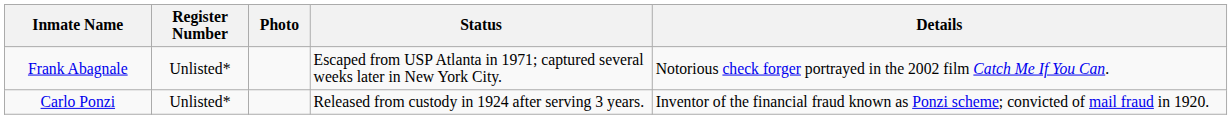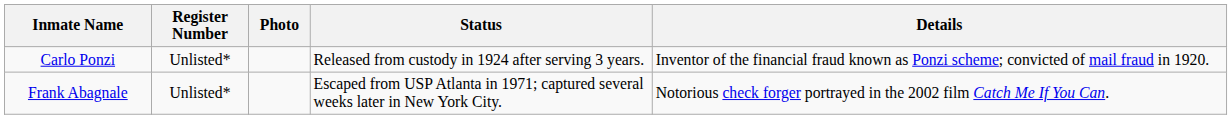rows swapped: (78, 68) <-> (78, 101)
